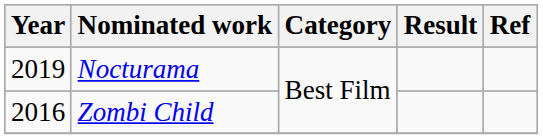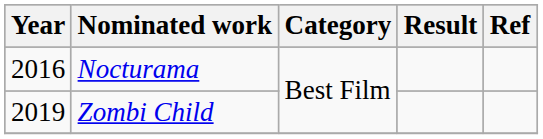(38, 68) 2019 -> (38, 68) 2016
(38, 111) 2016 -> (38, 111) 2019
